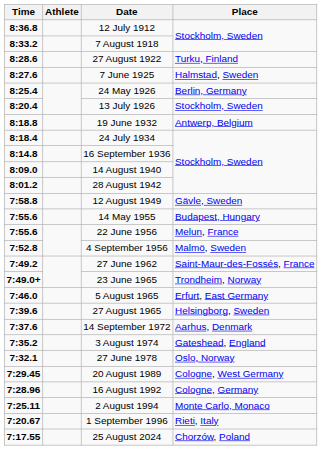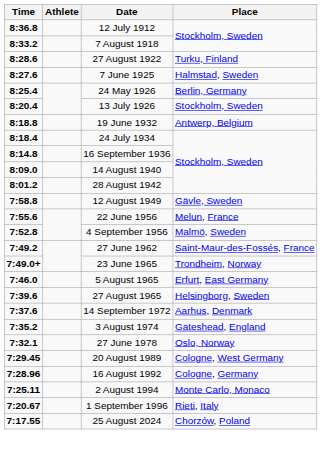- row: (127, 216)
